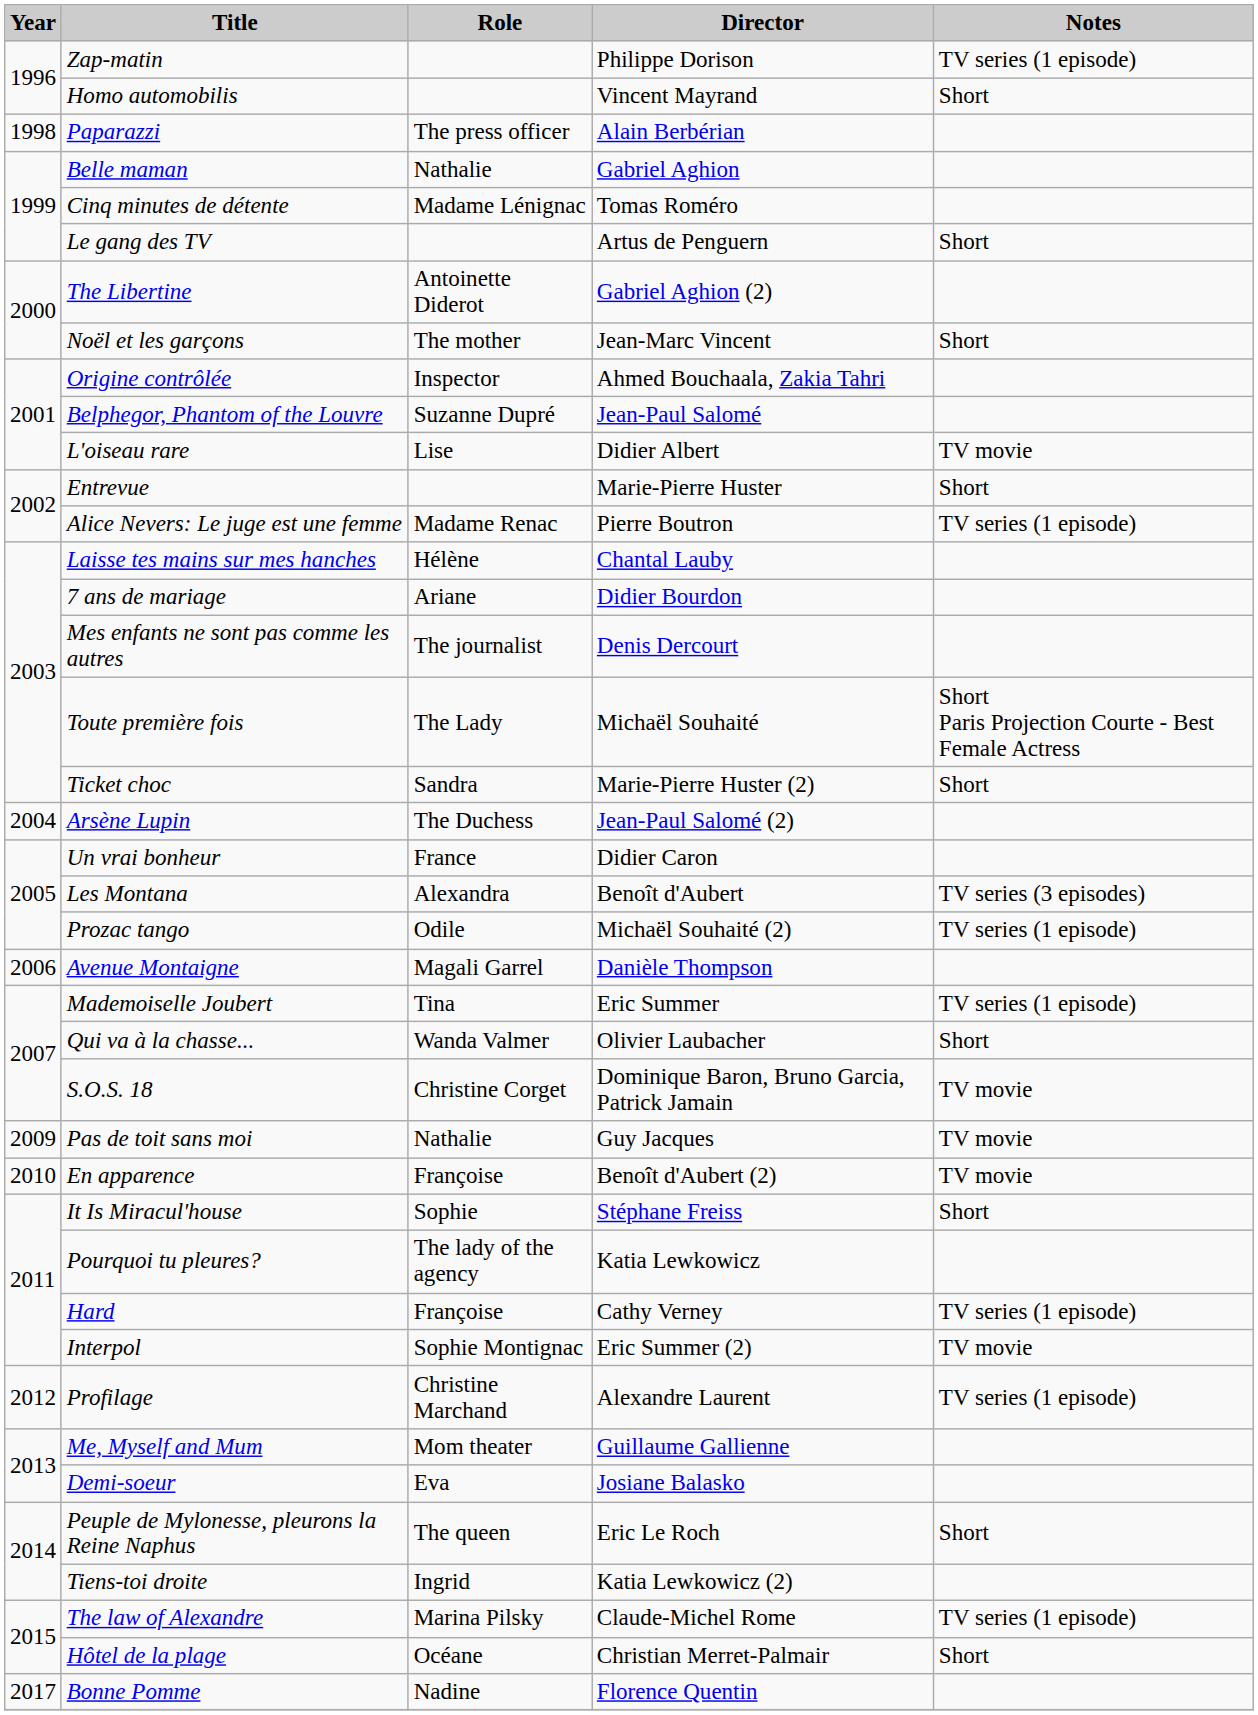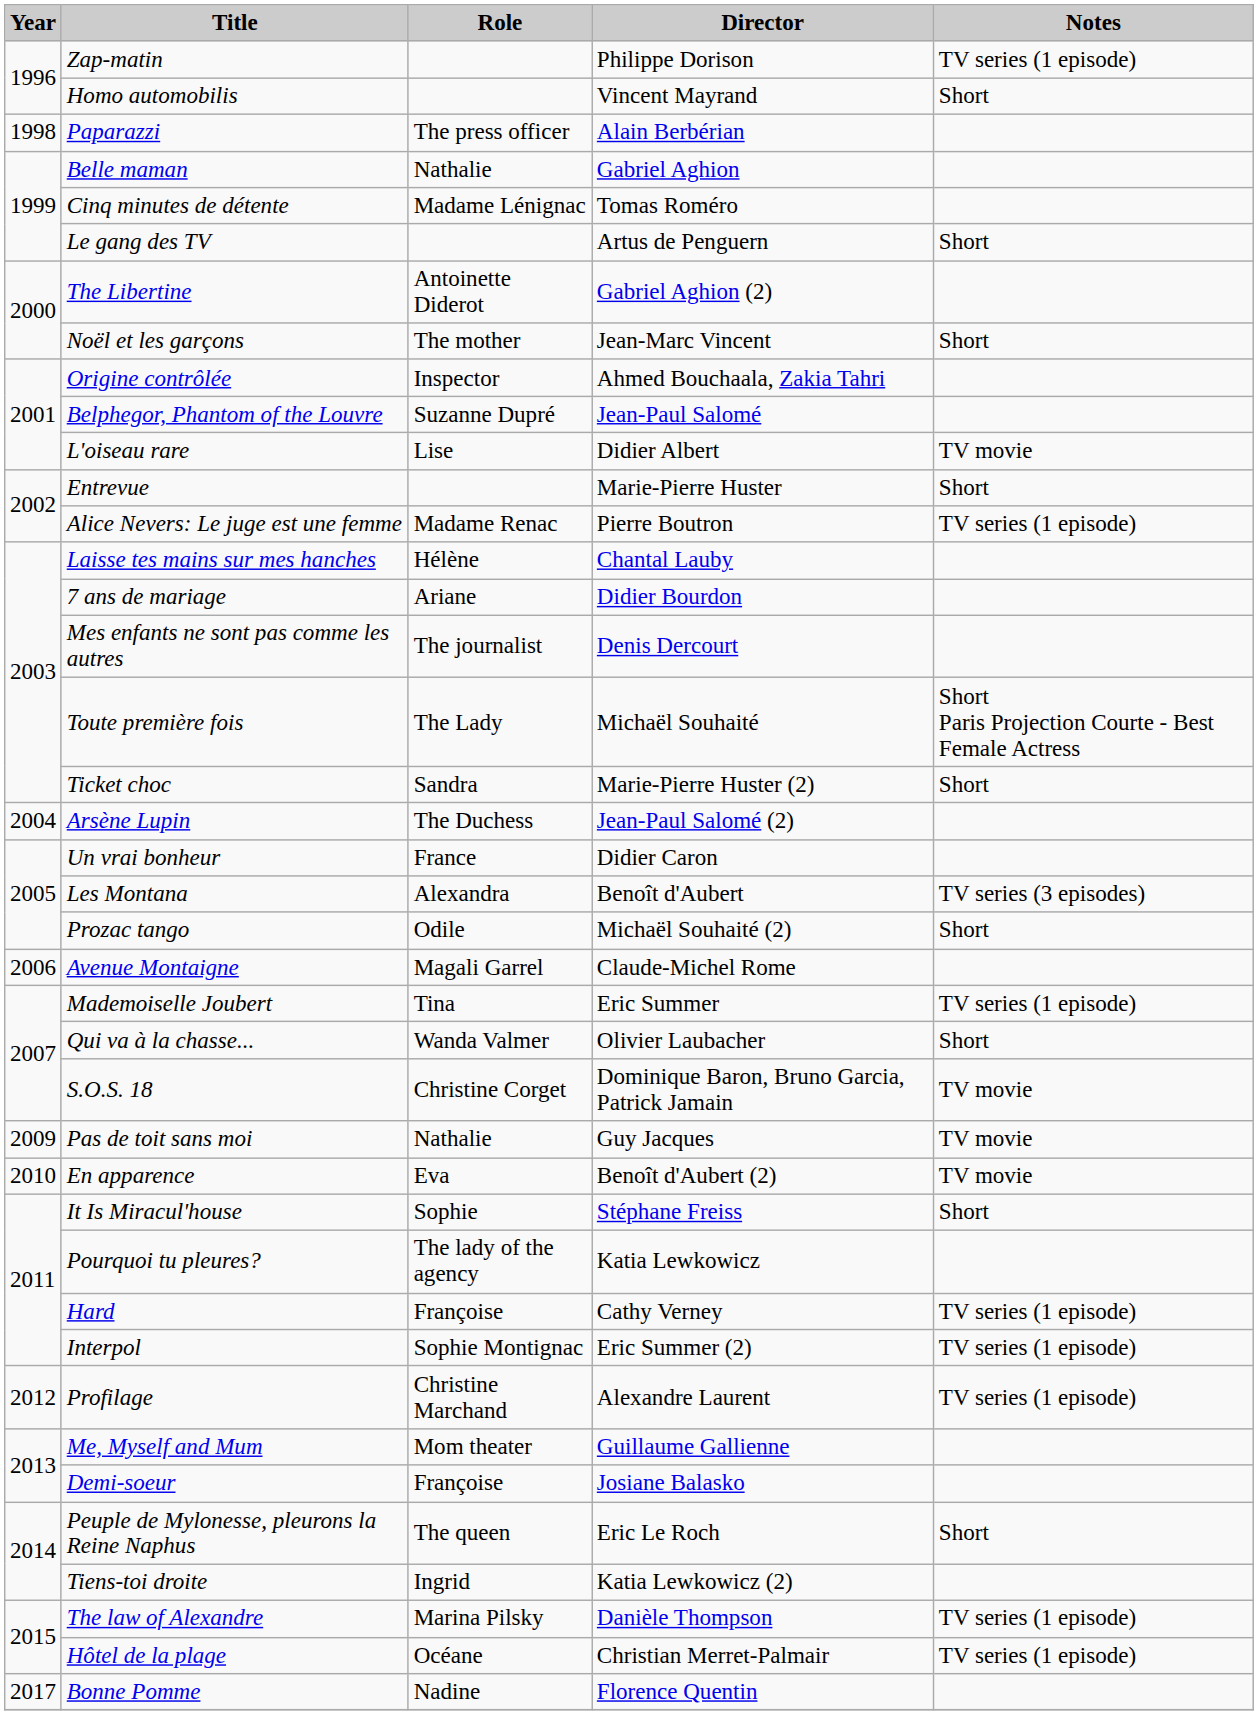(1037, 930) TV series (1 episode) -> (964, 930) Short
(685, 966) Danièle Thompson -> (696, 966) Claude-Michel Rome
(458, 1175) Françoise -> (432, 1175) Eva
(986, 1347) TV movie -> (1037, 1347) TV series (1 episode)
(432, 1483) Eva -> (458, 1483) Françoise
(696, 1618) Claude-Michel Rome -> (685, 1618) Danièle Thompson
(964, 1655) Short -> (1037, 1655) TV series (1 episode)
